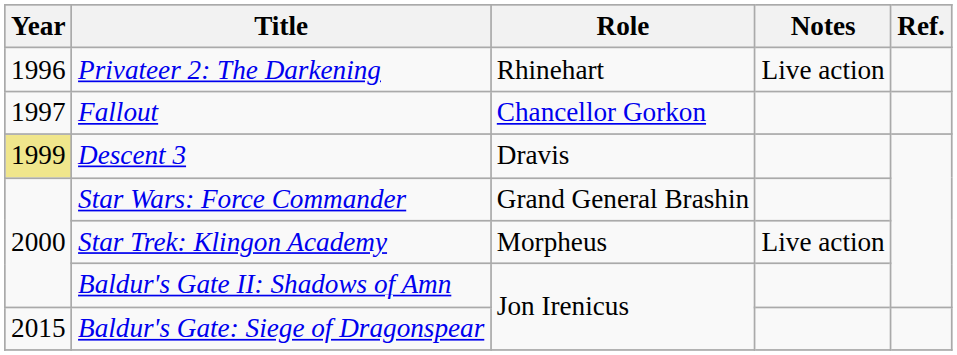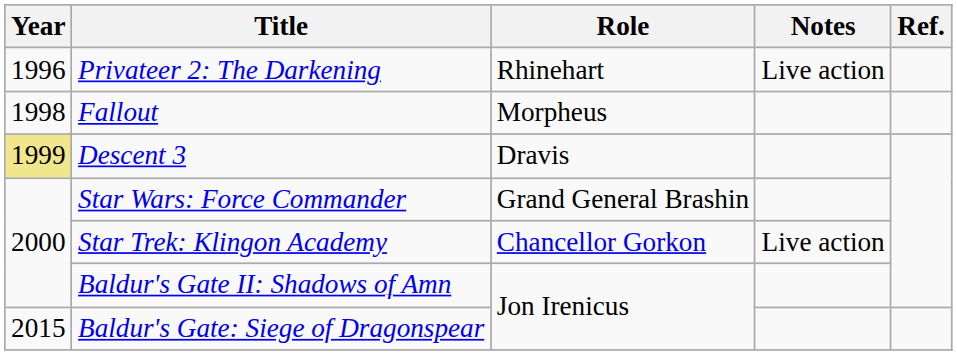(38, 112) 1997 -> (38, 112) 1998
(601, 112) Chancellor Gorkon -> (552, 112) Morpheus
(552, 241) Morpheus -> (601, 241) Chancellor Gorkon
